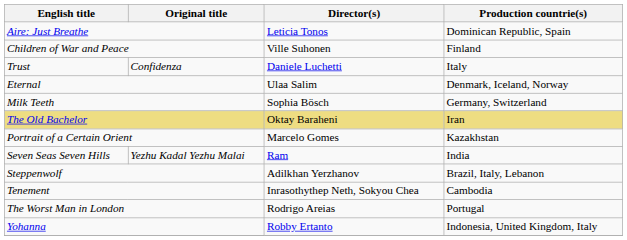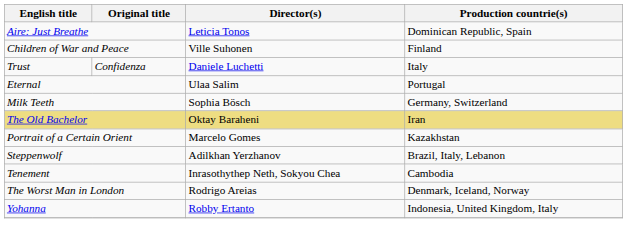(507, 84) Denmark, Iceland, Norway -> (426, 84) Portugal
- row: (58, 155)
(465, 208) Portugal -> (468, 191) Denmark, Iceland, Norway
